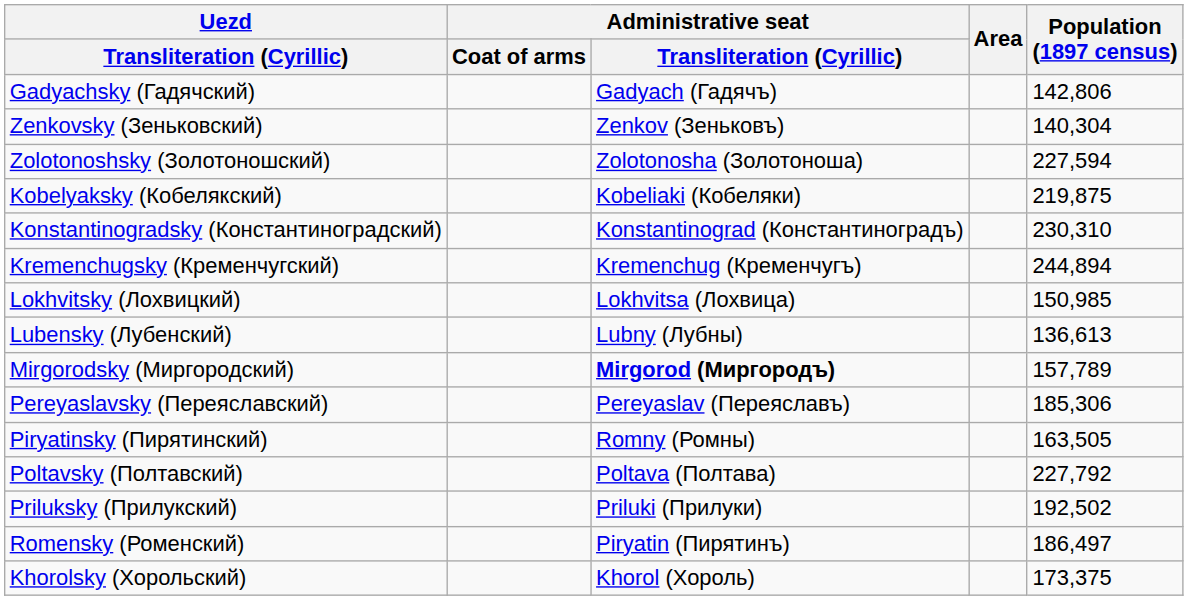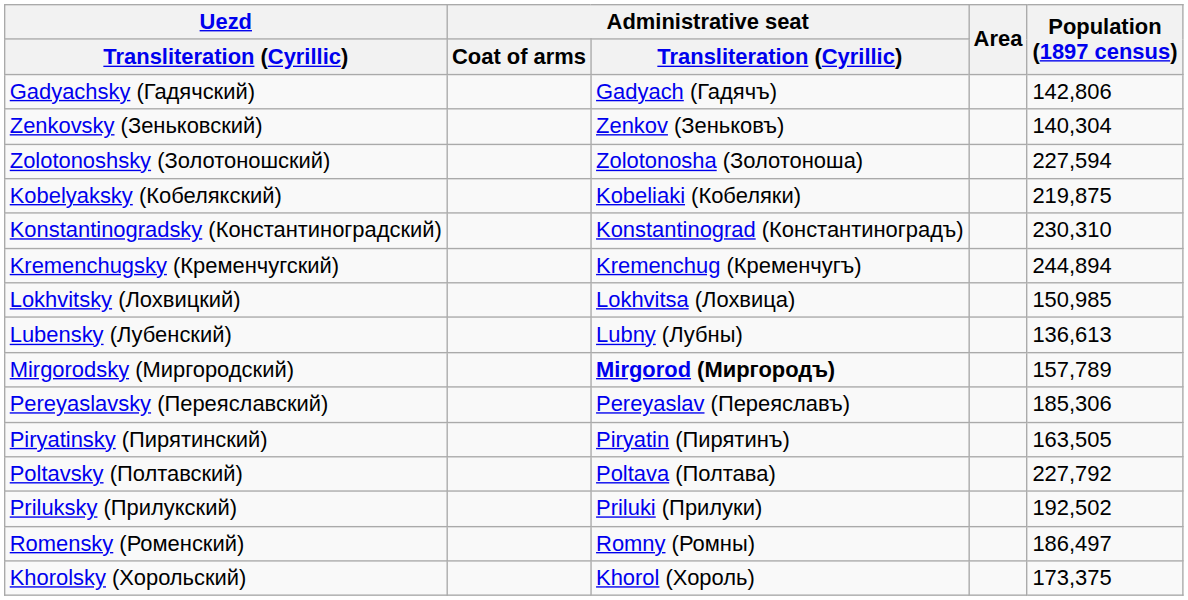(676, 439) Romny (Ромны) -> (693, 439) Piryatin (Пирятинъ)
(693, 543) Piryatin (Пирятинъ) -> (676, 543) Romny (Ромны)
